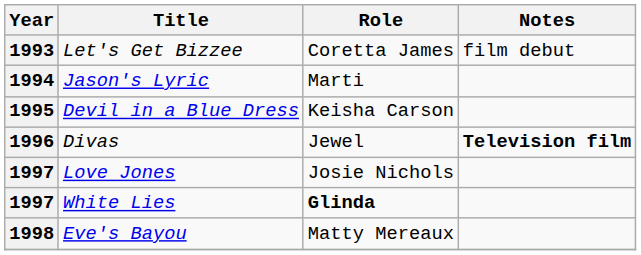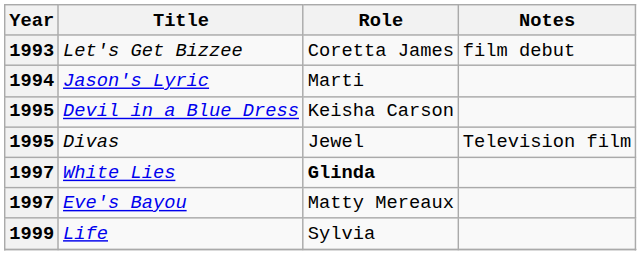(32, 142) 1996 -> (32, 142) 1995
(547, 142) bold -> (547, 142) normal
- row: (119, 173)
(32, 234) 1998 -> (32, 203) 1997
+ row: (86, 234)
